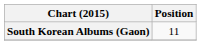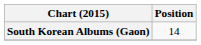(174, 31) 11 -> (174, 31) 14
